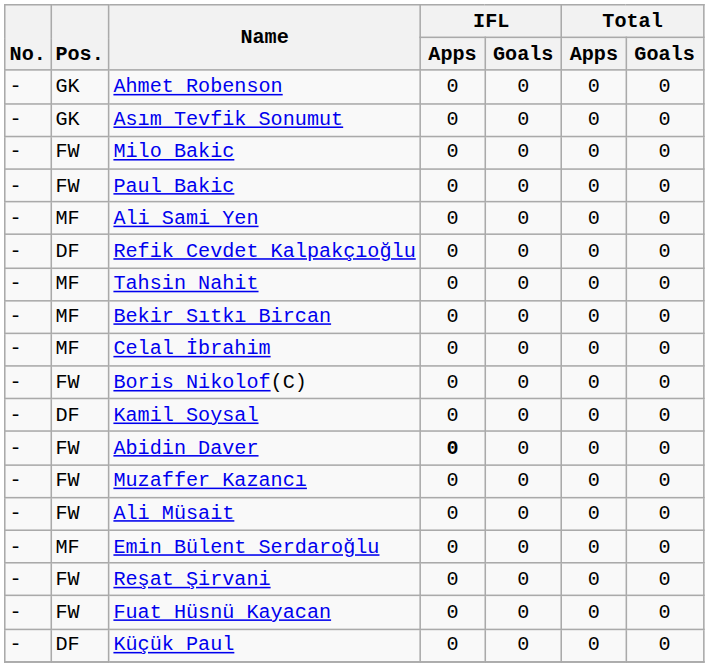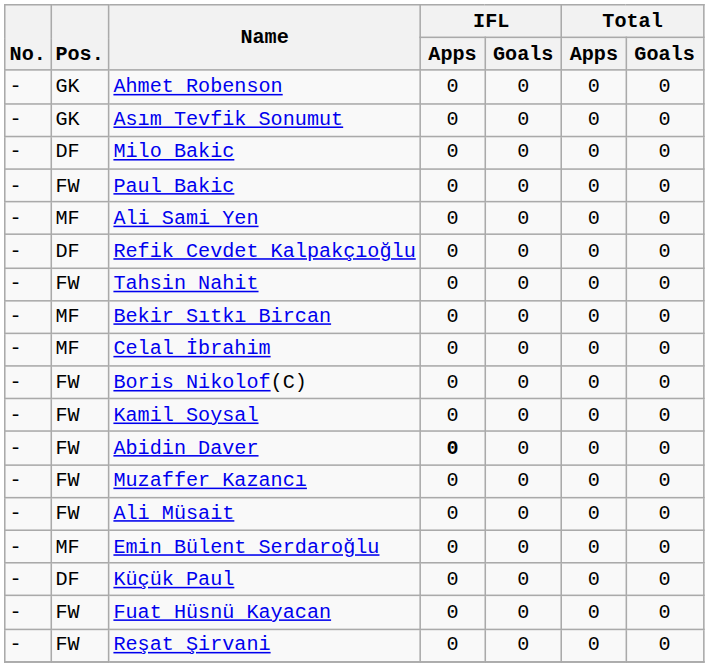(68, 153) FW -> (68, 153) DF
(68, 284) MF -> (68, 284) FW
(68, 415) DF -> (68, 415) FW
rows swapped: (192, 579) <-> (174, 645)
